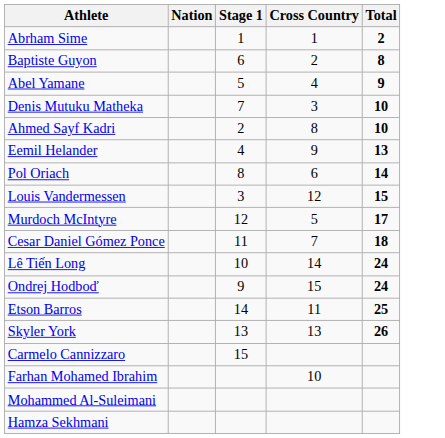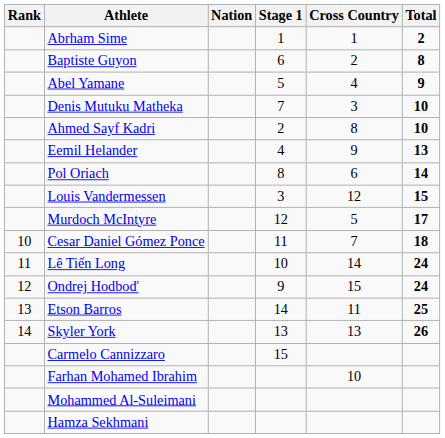+ column: (24, 15)
